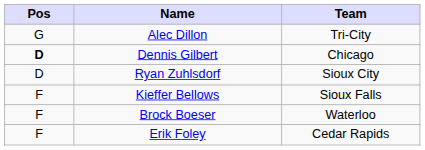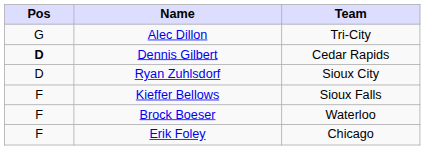(351, 54) Chicago -> (351, 54) Cedar Rapids
(351, 134) Cedar Rapids -> (351, 134) Chicago
